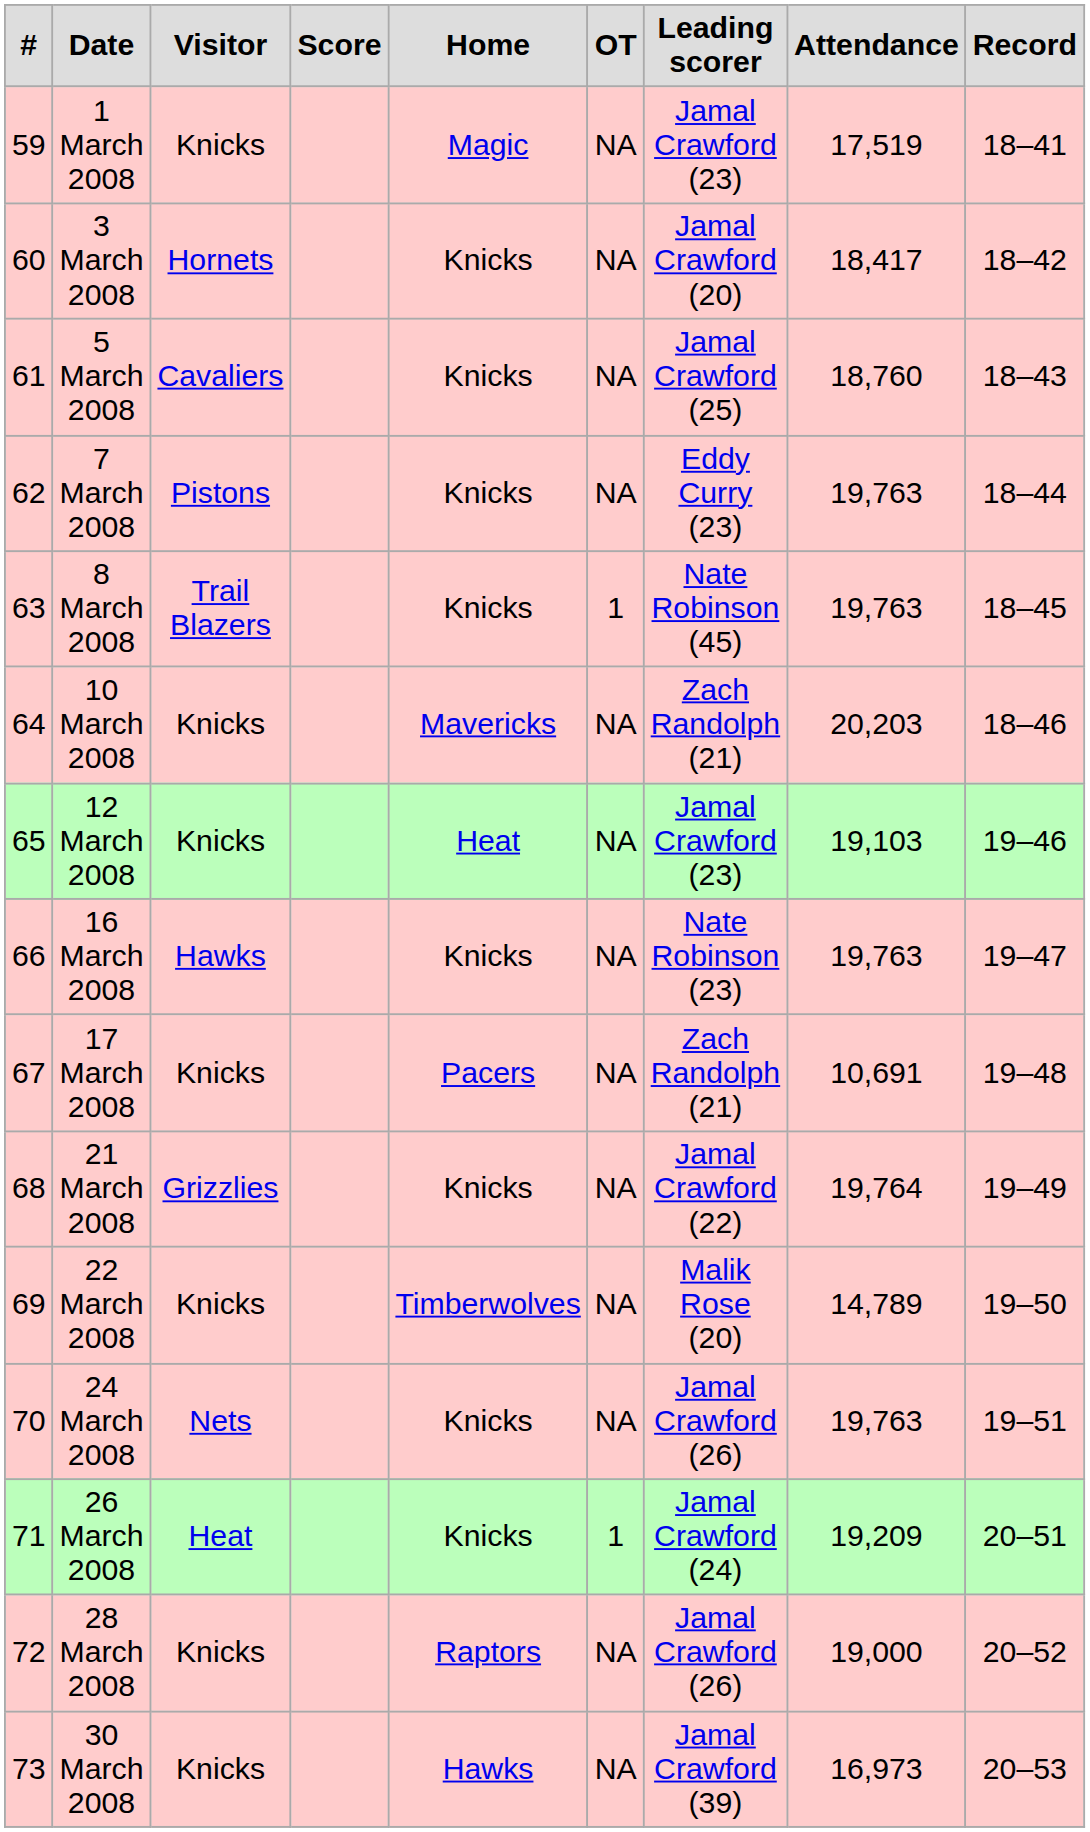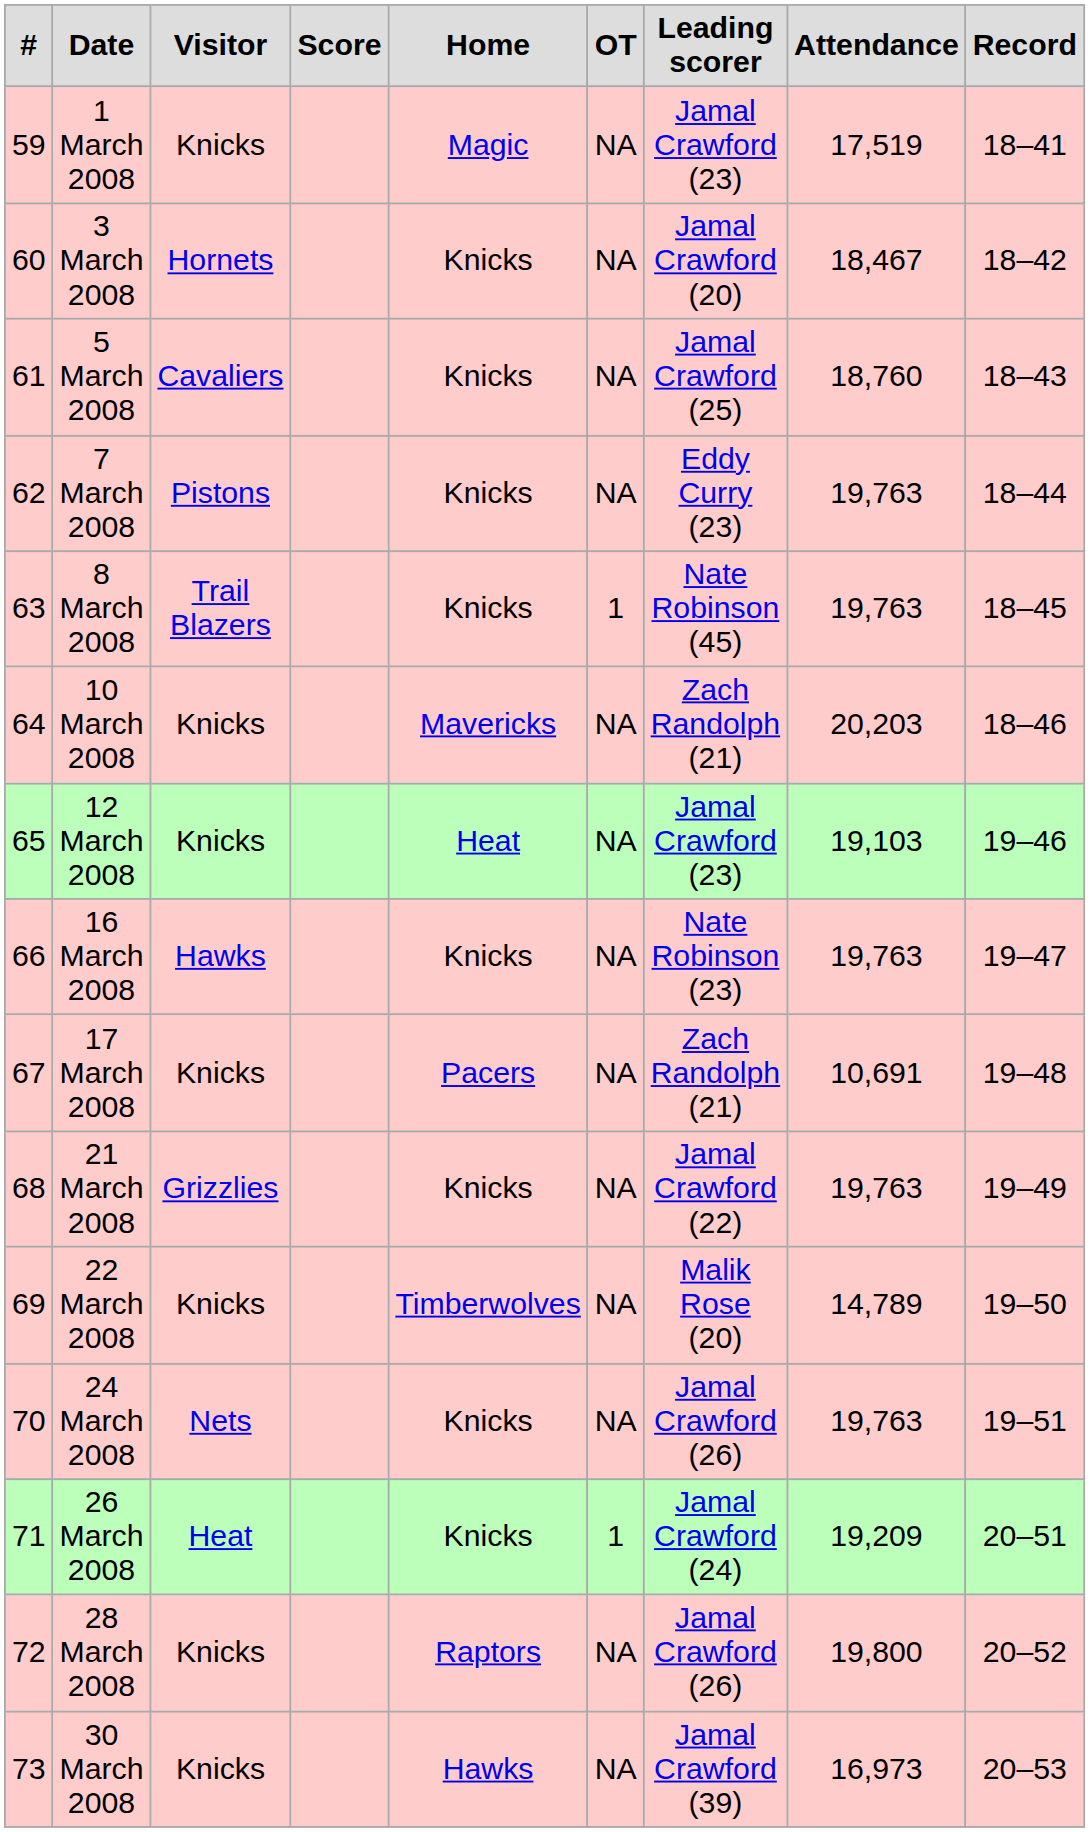(876, 260) 18,417 -> (876, 260) 18,467
(876, 1188) 19,764 -> (876, 1188) 19,763
(876, 1652) 19,000 -> (876, 1652) 19,800
